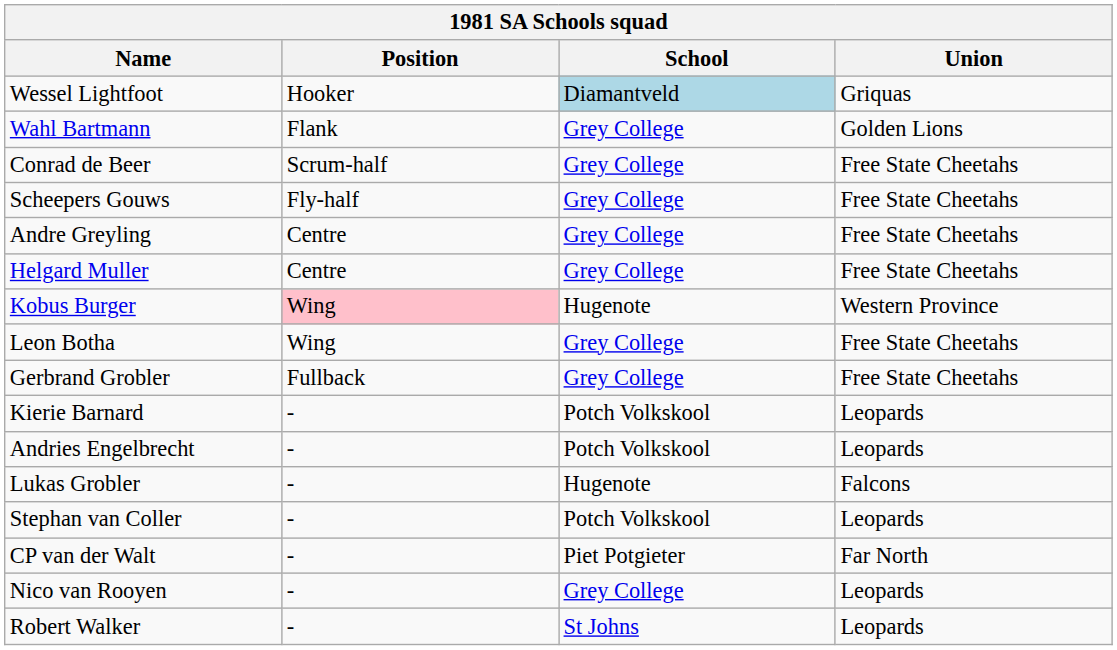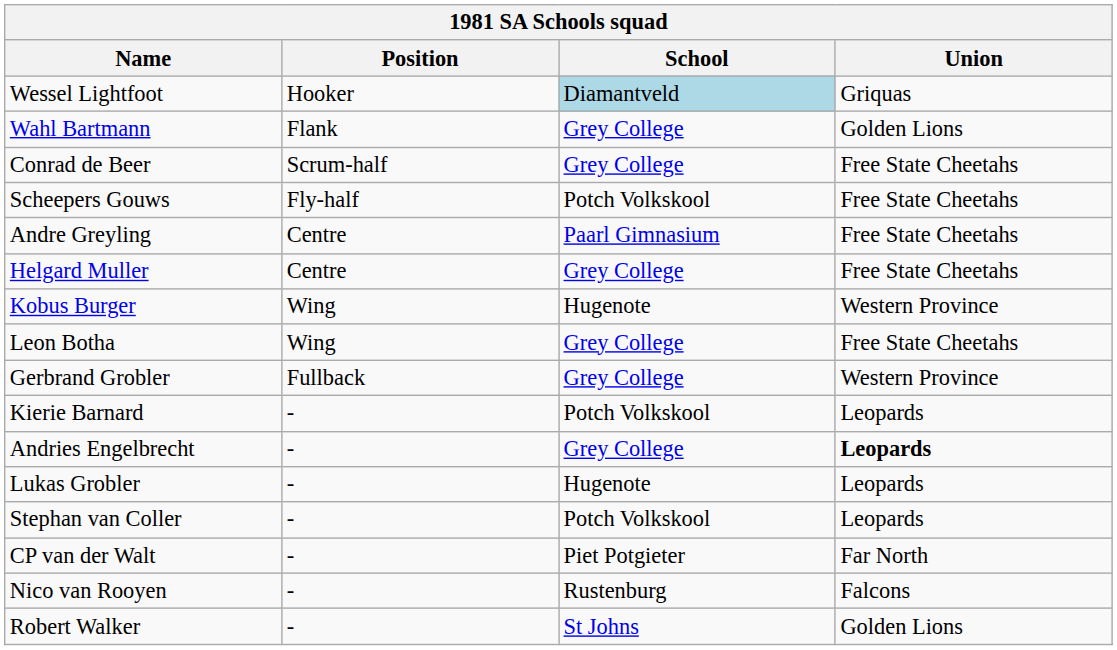(624, 199) Grey College -> (637, 199) Potch Volkskool
(624, 235) Grey College -> (642, 235) Paarl Gimnasium
(311, 306) pink background -> (311, 306) no background
(929, 377) Free State Cheetahs -> (919, 377) Western Province
(637, 448) Potch Volkskool -> (624, 448) Grey College
(882, 448) normal -> (886, 448) bold
(875, 484) Falcons -> (882, 484) Leopards
(624, 590) Grey College -> (615, 590) Rustenburg
(882, 590) Leopards -> (875, 590) Falcons
(882, 626) Leopards -> (902, 626) Golden Lions
